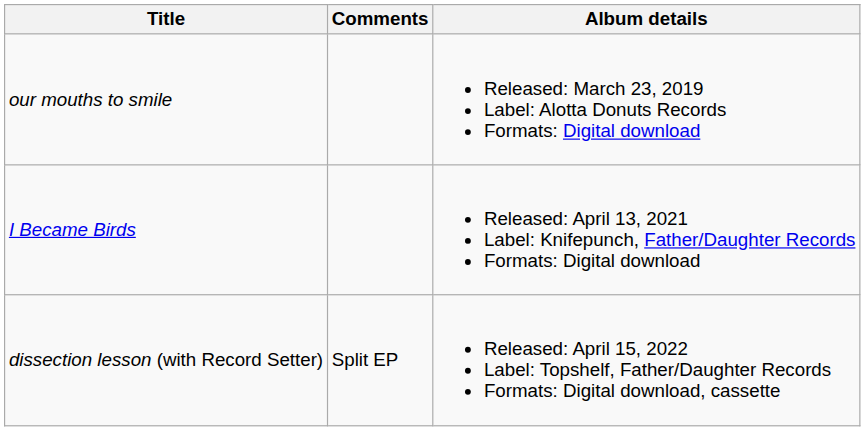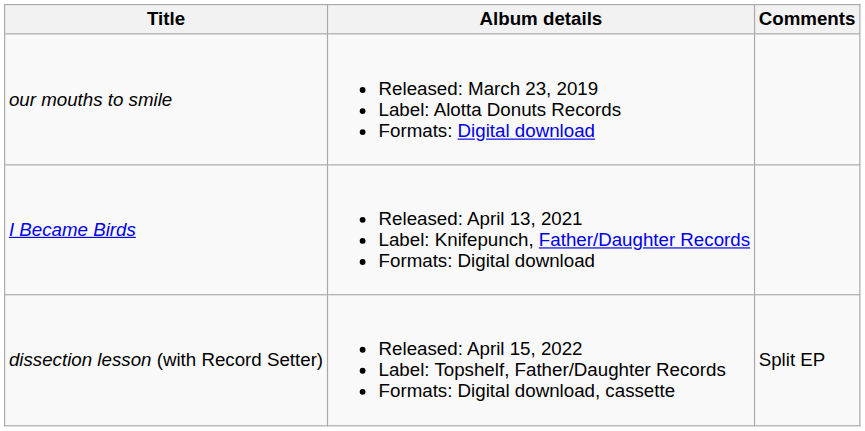columns swapped: (646, 19) <-> (380, 19)
